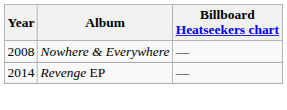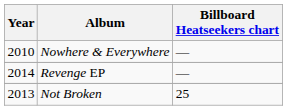(21, 51) 2008 -> (21, 51) 2010
+ row: (71, 94)
